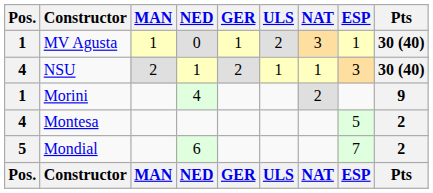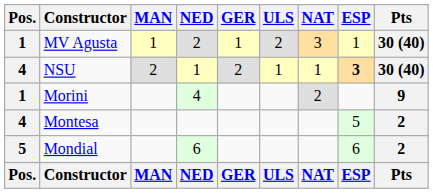(197, 43) 0 -> (197, 43) 2
(356, 69) normal -> (356, 69) bold
(356, 148) 7 -> (356, 148) 6
